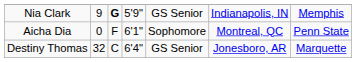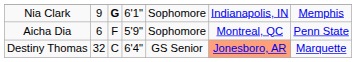(134, 13) 5'9" -> (134, 13) 6'1"
(177, 13) GS Senior -> (177, 13) Sophomore
(99, 31) 0 -> (99, 31) 6
(134, 31) 6'1" -> (134, 31) 5'9"
(250, 48) no background -> (250, 48) lightsalmon background
